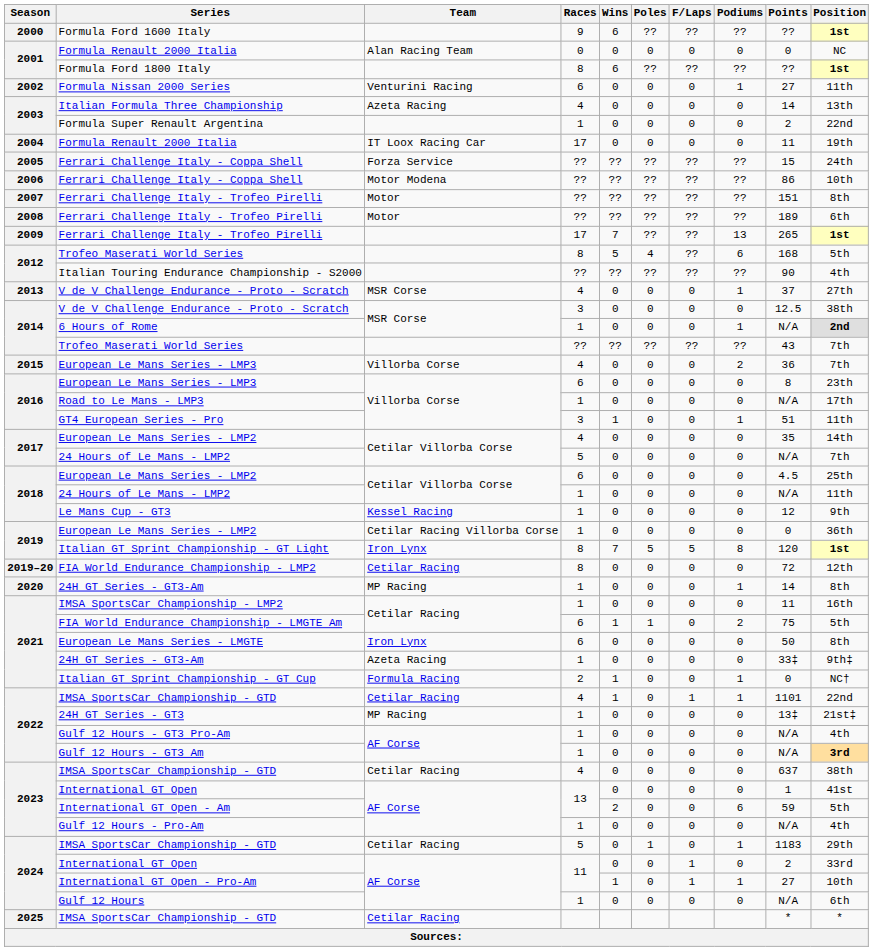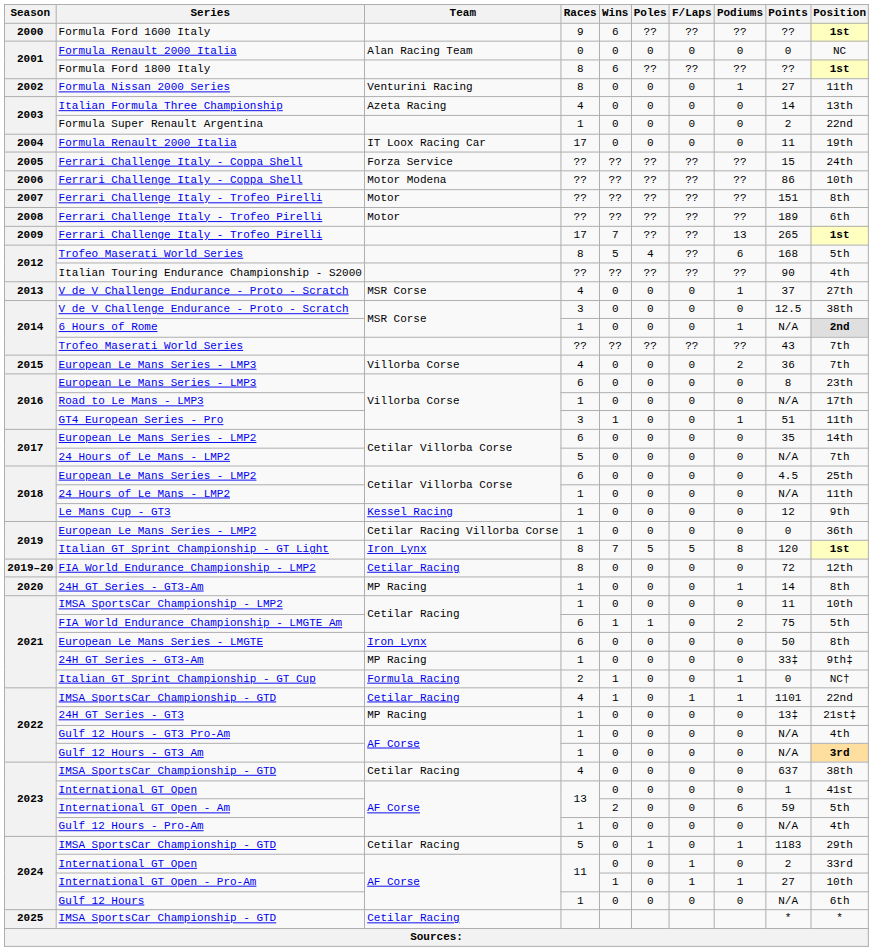(580, 87) 6 -> (580, 87) 8
(580, 438) 4 -> (580, 438) 6
(840, 605) 16th -> (840, 605) 10th
(407, 660) Azeta Racing -> (397, 660) MP Racing
